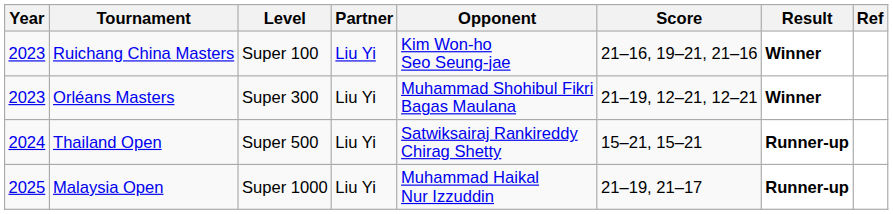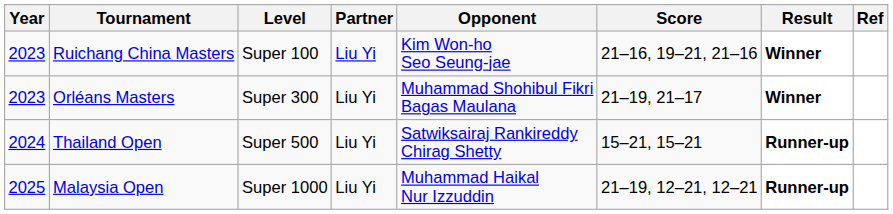(679, 98) 21–19, 12–21, 12–21 -> (652, 98) 21–19, 21–17
(652, 187) 21–19, 21–17 -> (679, 187) 21–19, 12–21, 12–21
